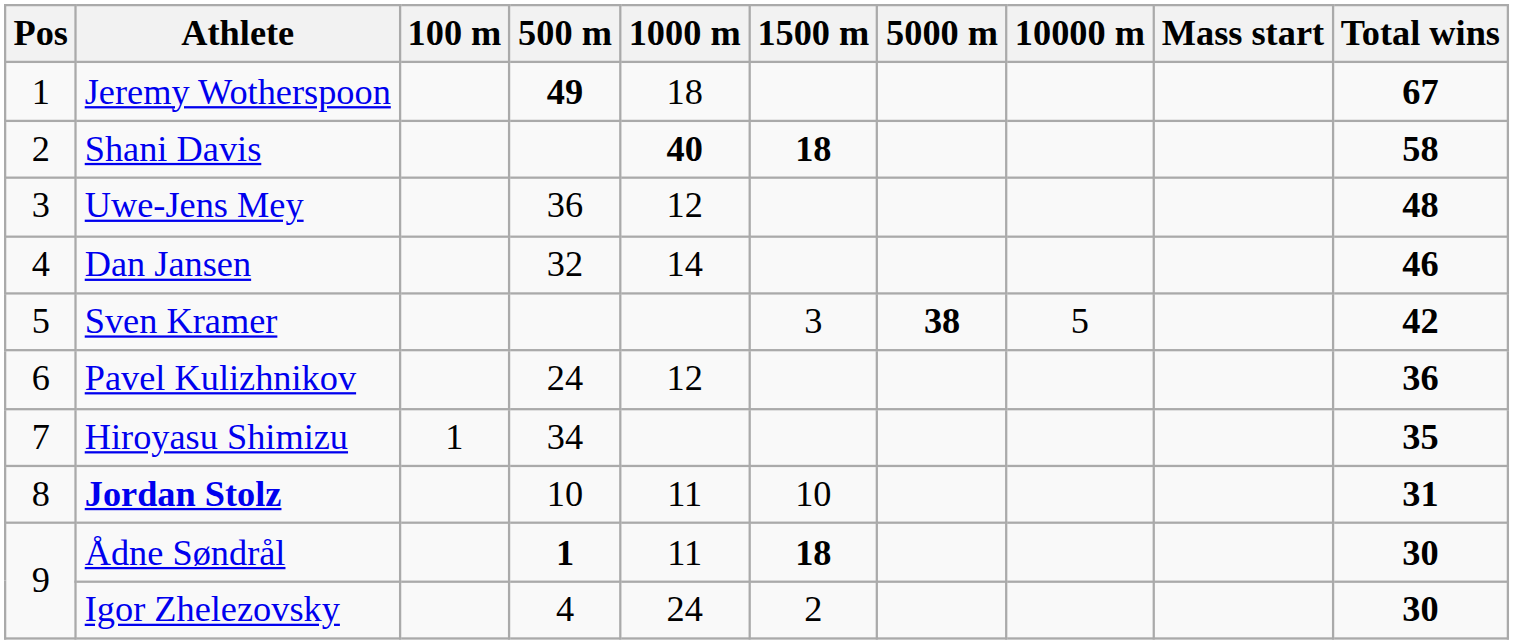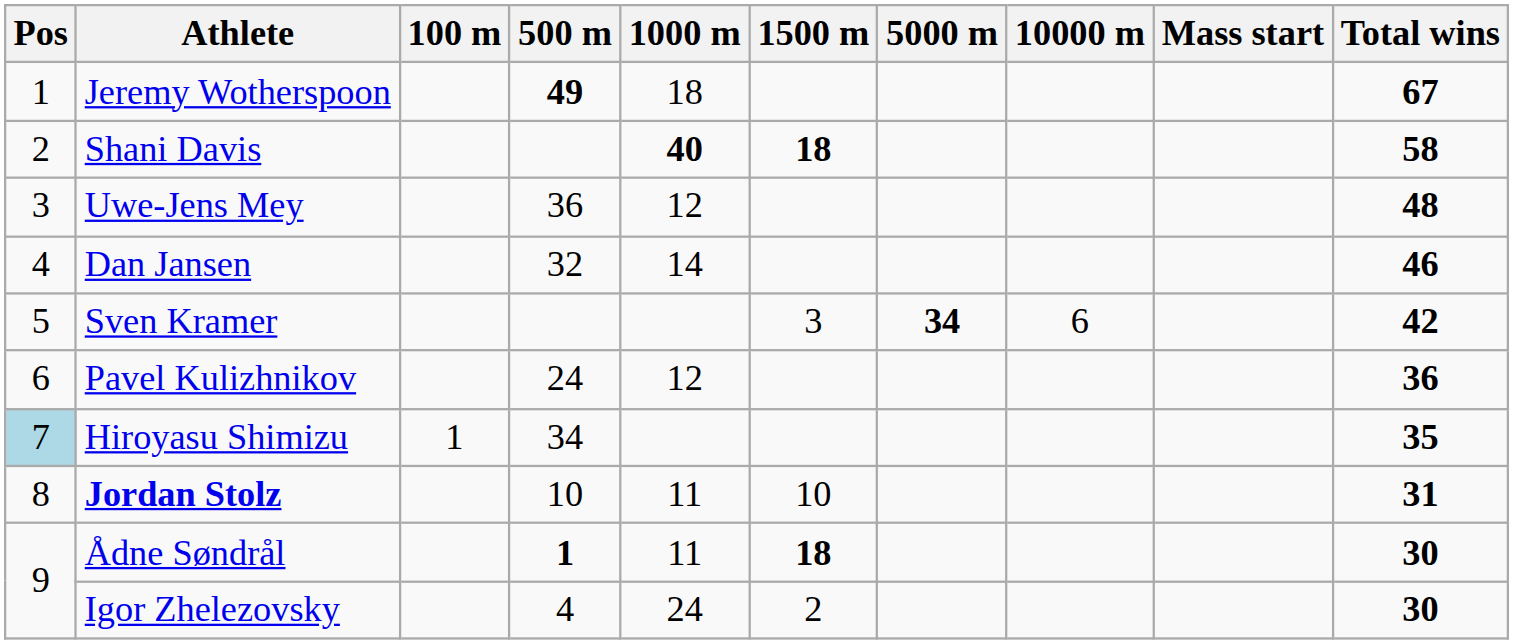(942, 321) 38 -> (942, 321) 34
(1080, 321) 5 -> (1080, 321) 6
(41, 436) no background -> (41, 436) lightblue background
